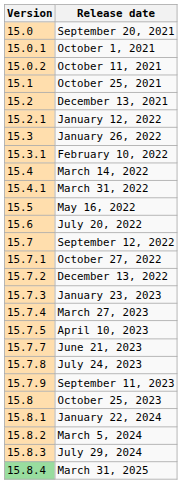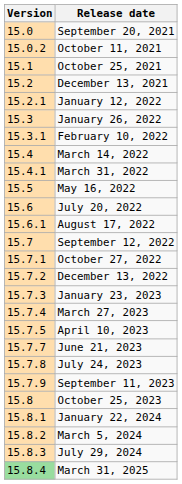- row: (106, 48)
+ row: (106, 224)
